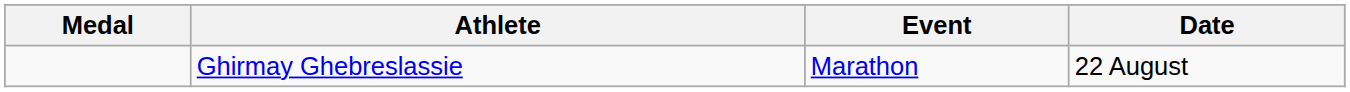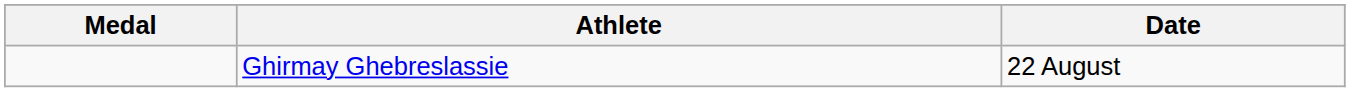- column: (937, 25)
